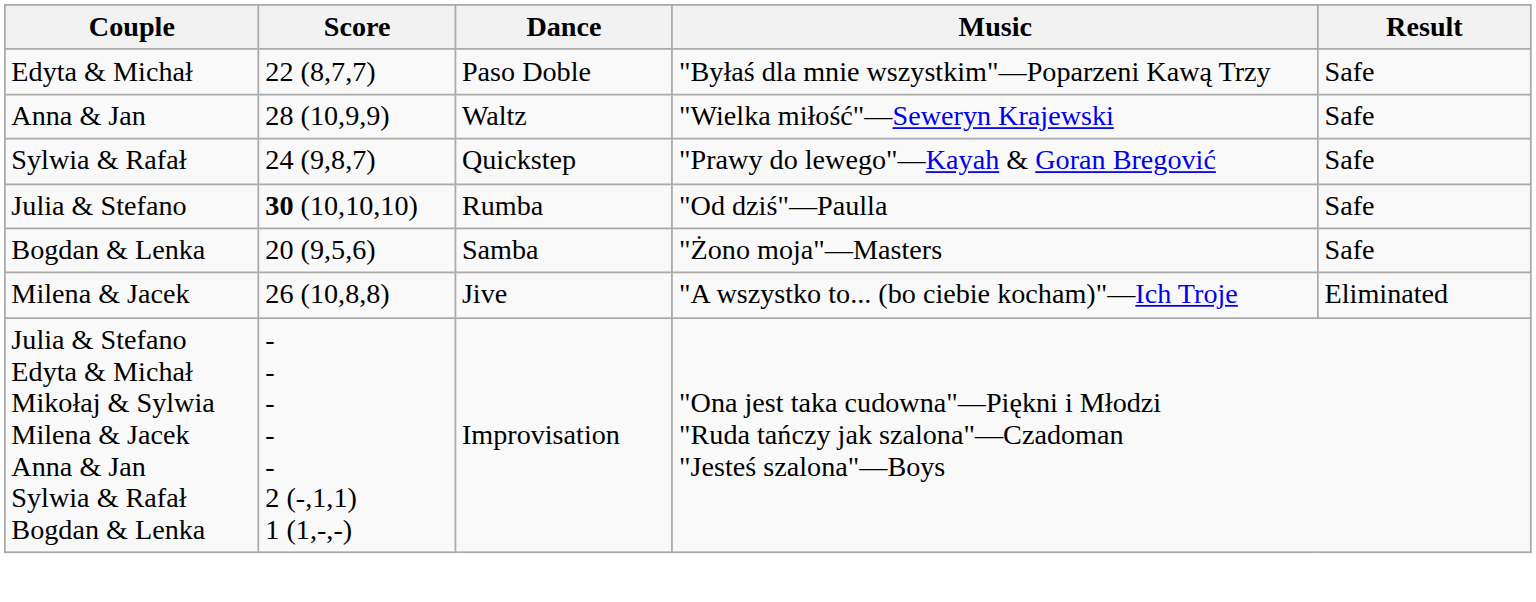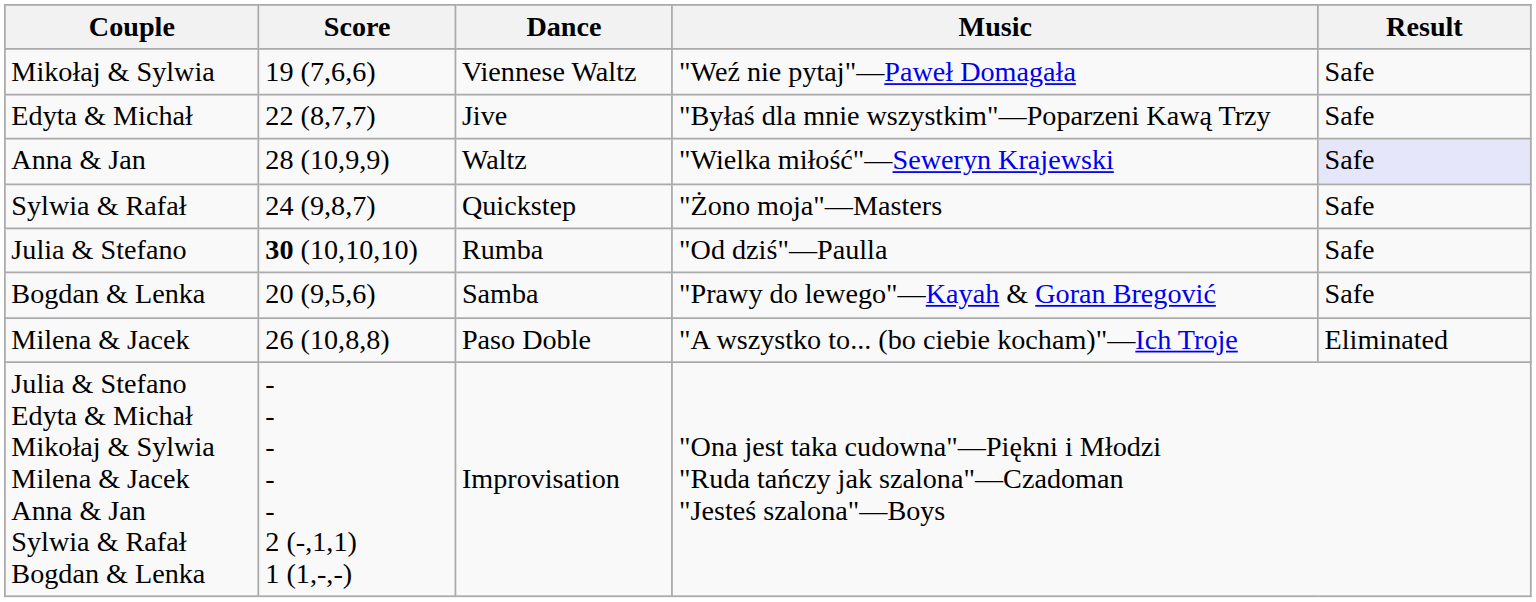+ row: (113, 71)
(526, 71) Paso Doble -> (485, 116) Jive
(1350, 116) no background -> (1350, 160) lavender background
(947, 160) "Prawy do lewego"—Kayah & Goran Bregović -> (811, 205) "Żono moja"—Masters
(811, 250) "Żono moja"—Masters -> (947, 294) "Prawy do lewego"—Kayah & Goran Bregović
(485, 294) Jive -> (526, 339) Paso Doble
